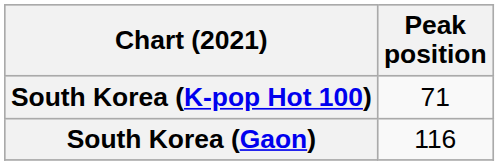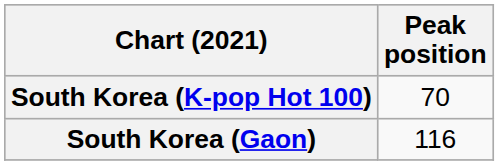(435, 97) 71 -> (435, 97) 70
